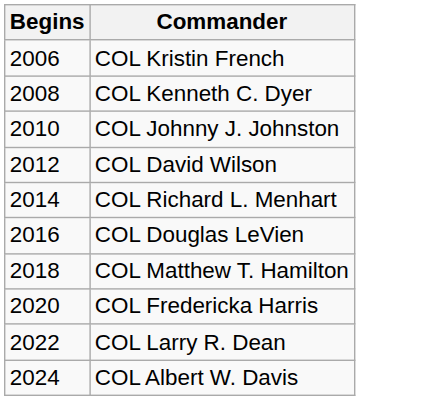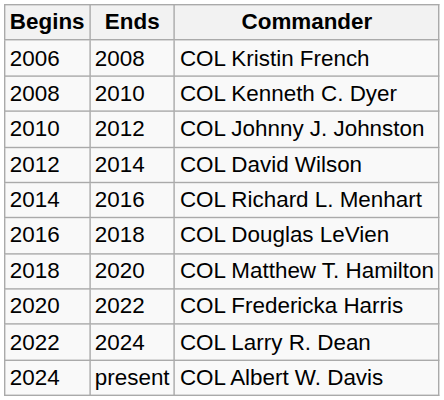+ column: (132, 22)
